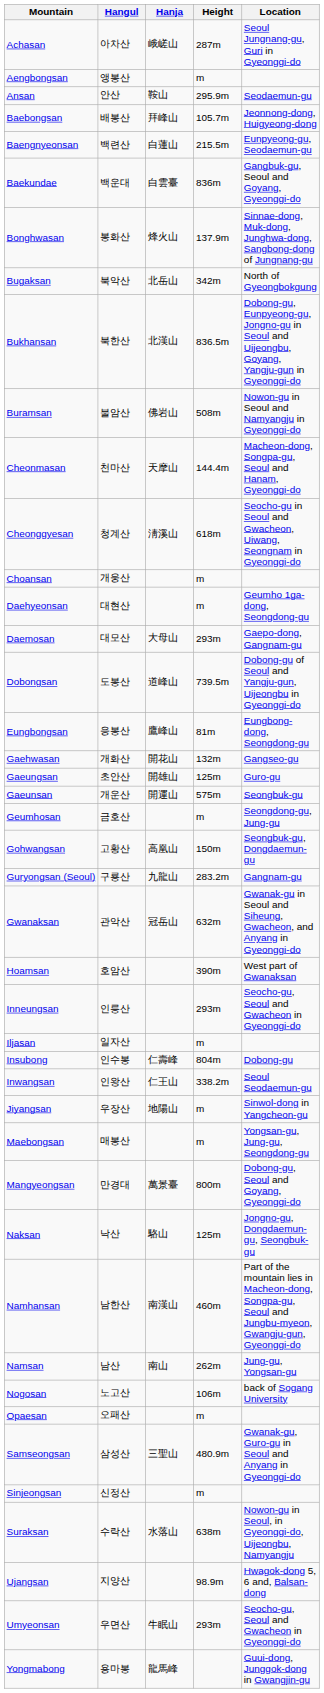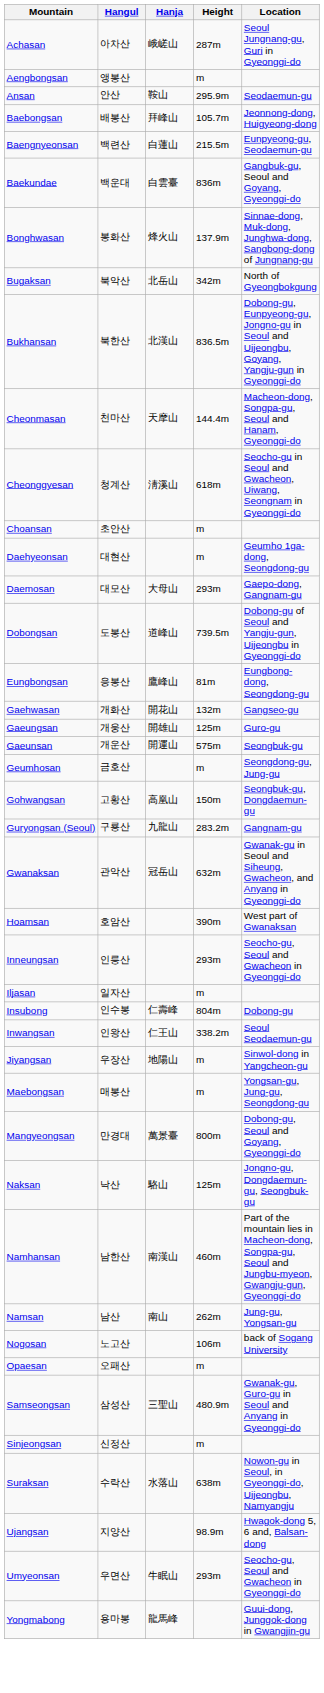- row: (29, 413)
(115, 578) 개웅산 -> (115, 529) 초안산
(115, 776) 초안산 -> (115, 727) 개웅산
